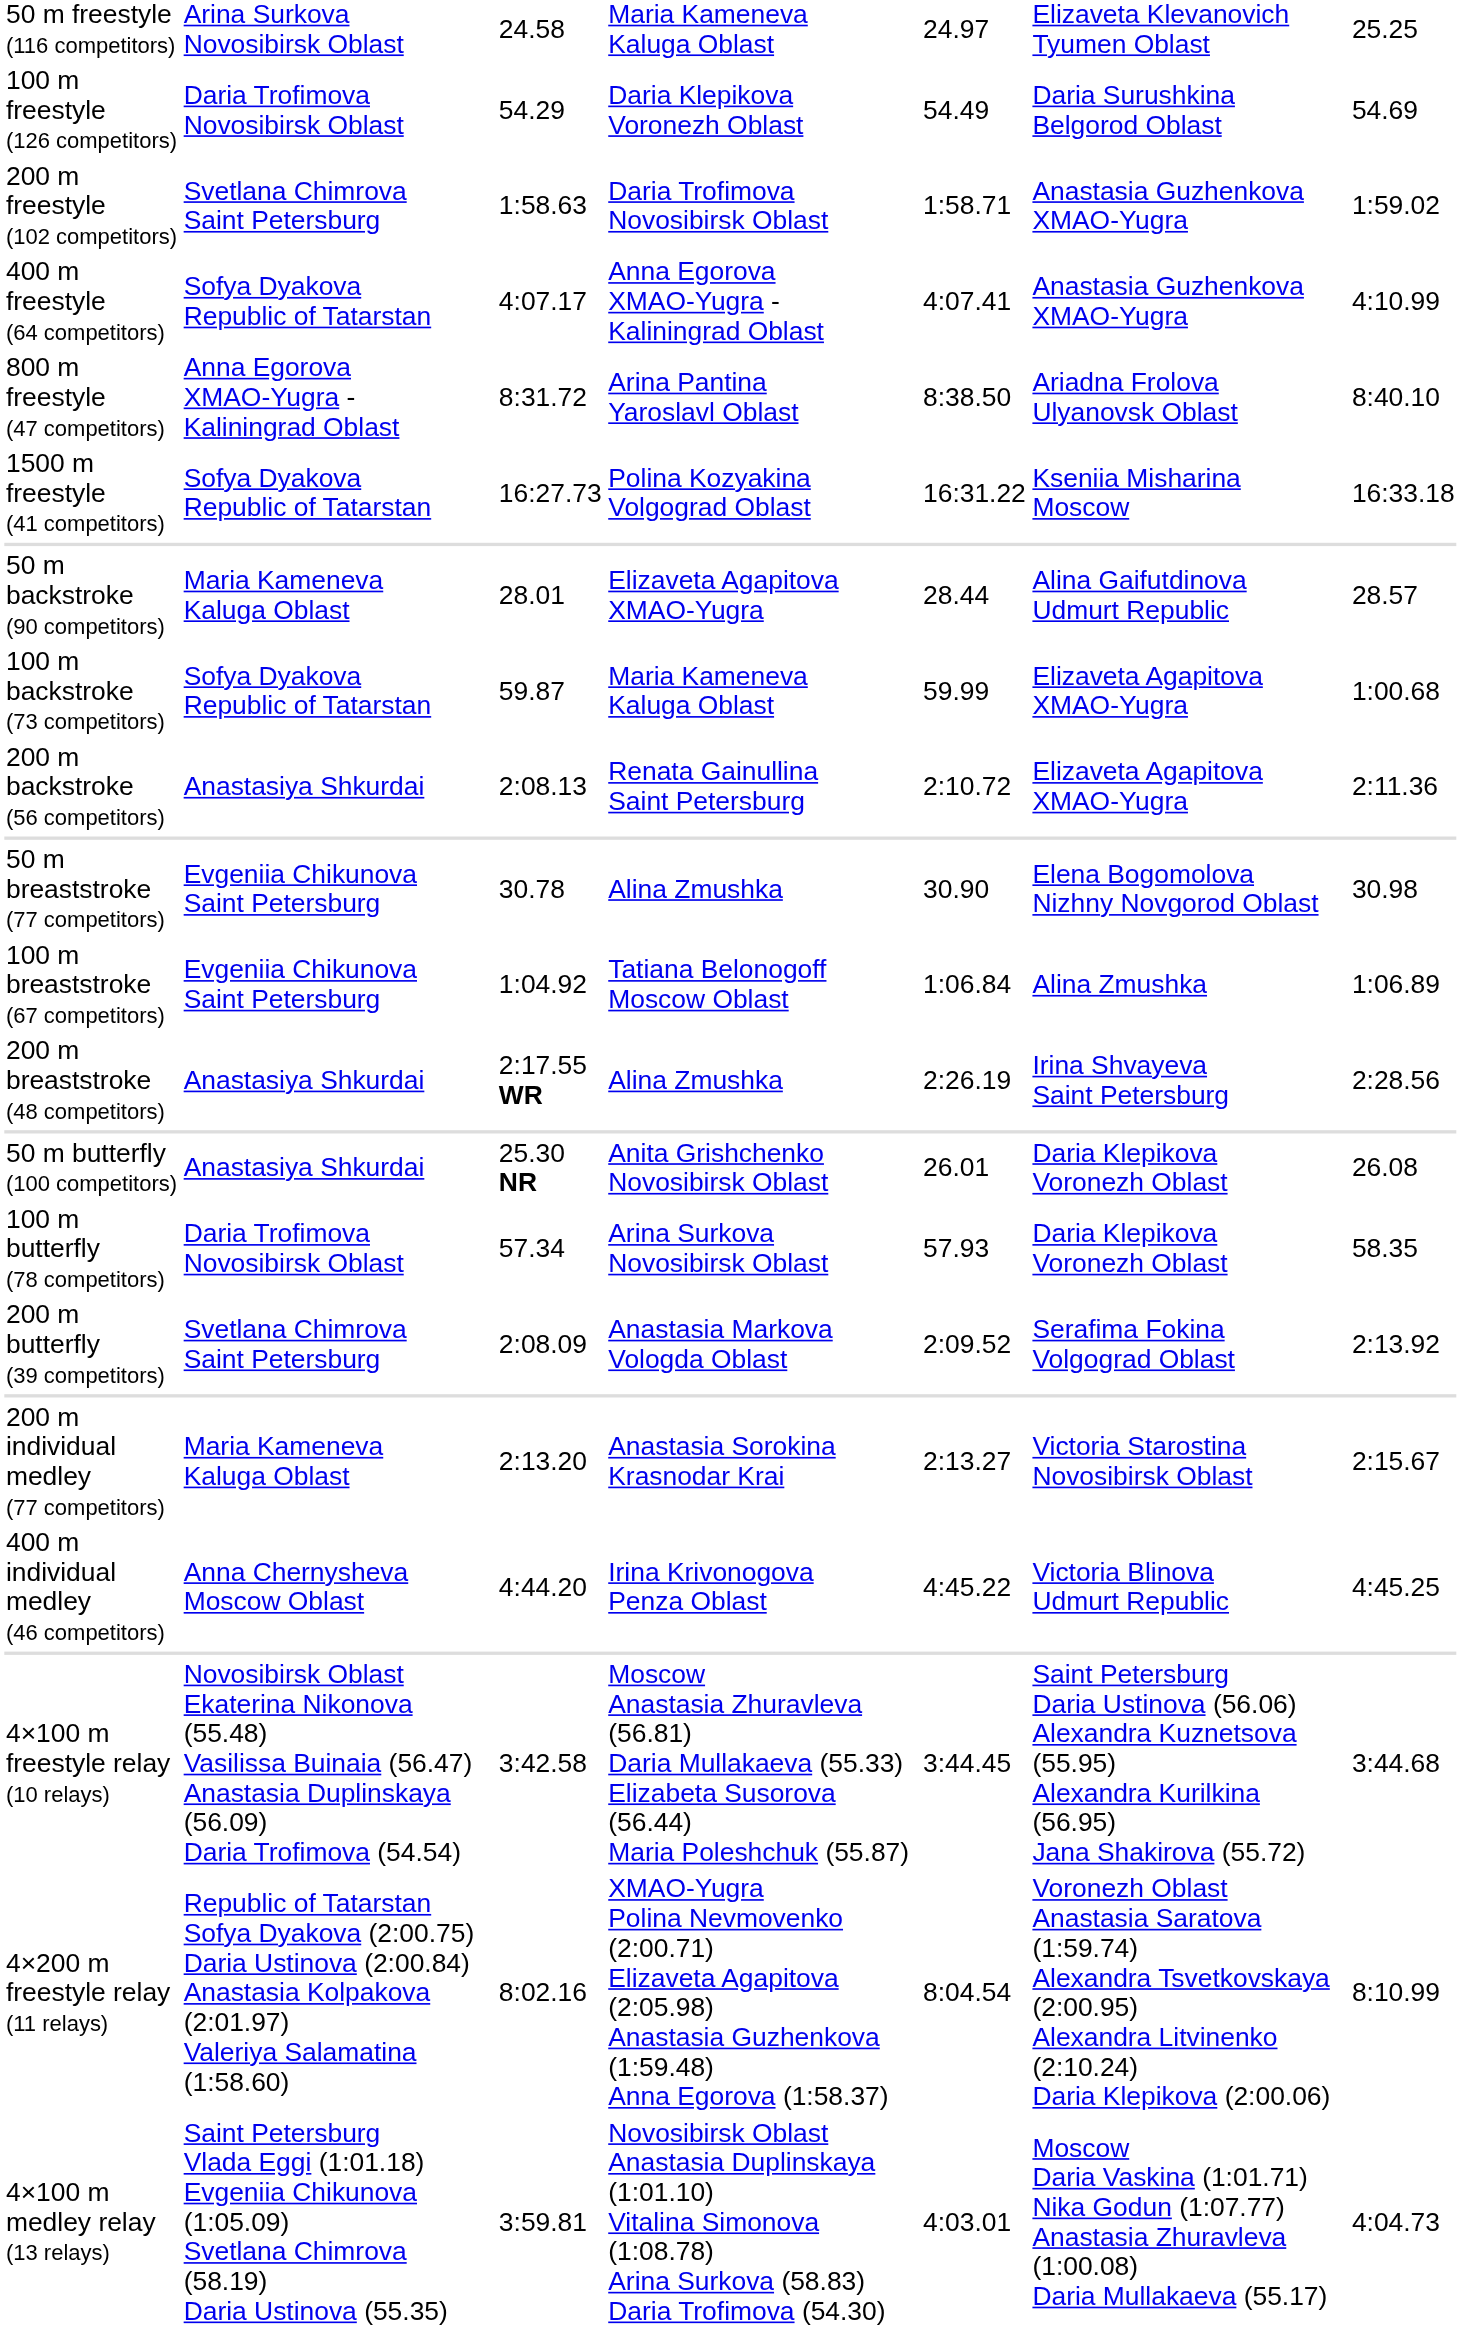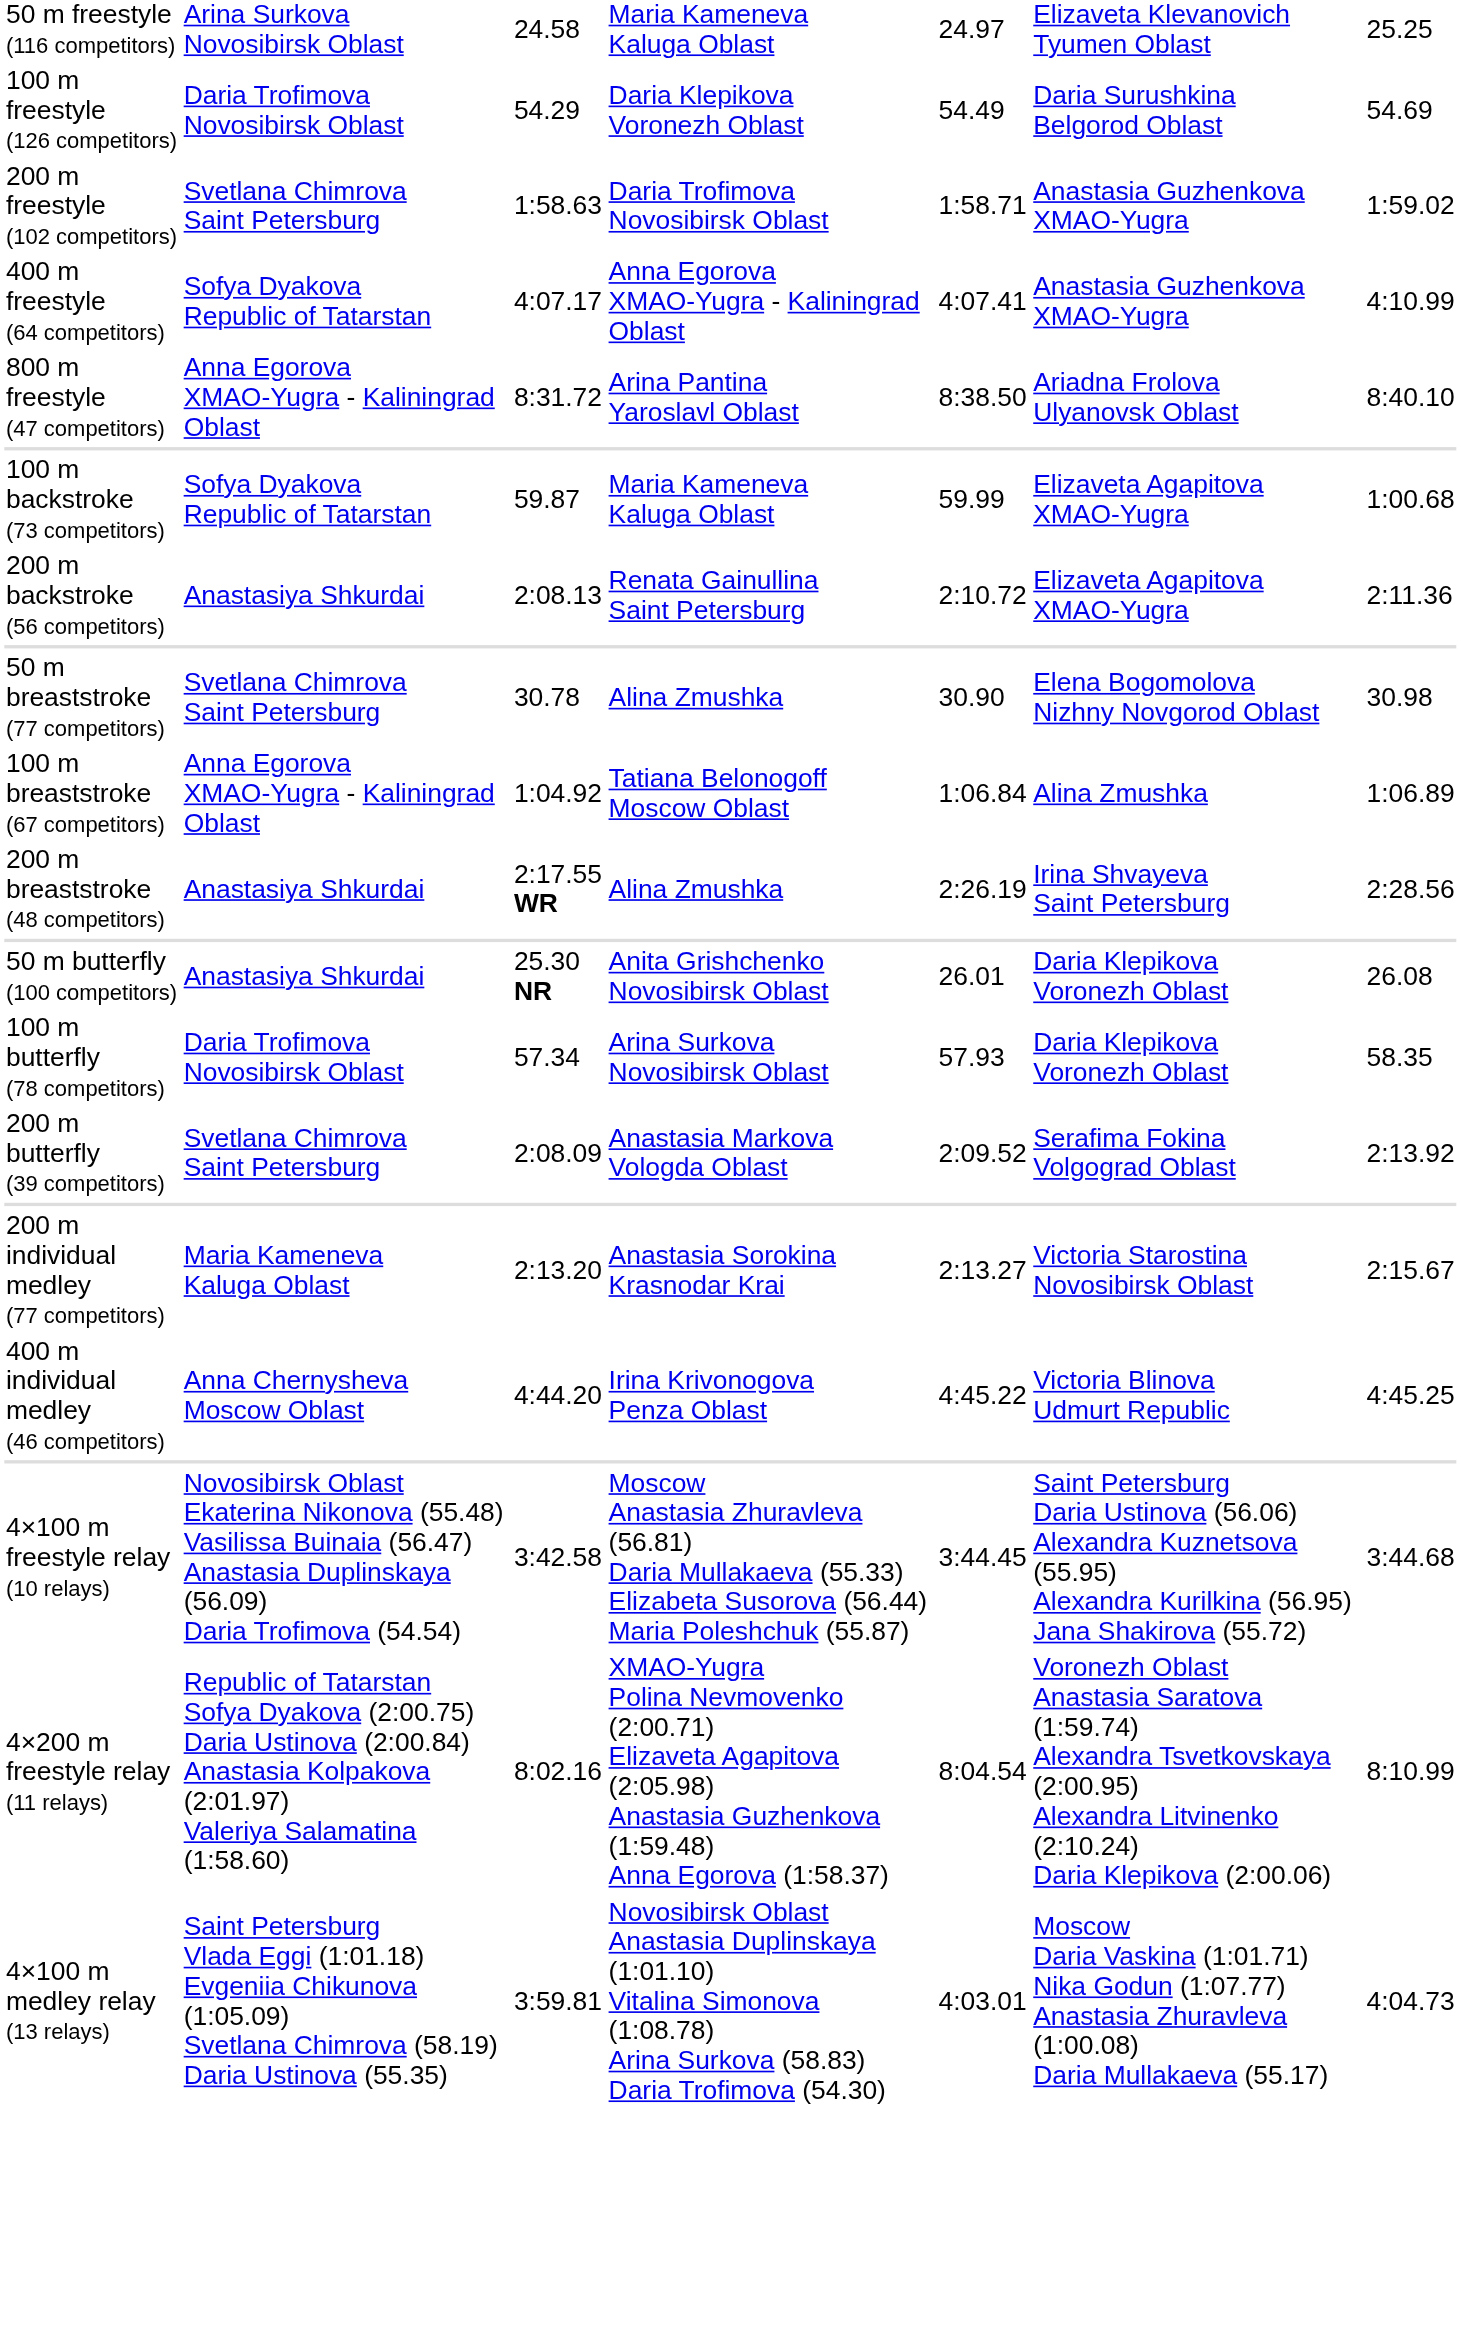- row: (85, 492)
- row: (85, 595)
(300, 888) Evgeniia Chikunova Saint Petersburg -> (295, 697) Svetlana Chimrova Saint Petersburg
(300, 984) Evgeniia Chikunova Saint Petersburg -> (339, 793) Anna Egorova XMAO-Yugra - Kaliningrad Oblast
